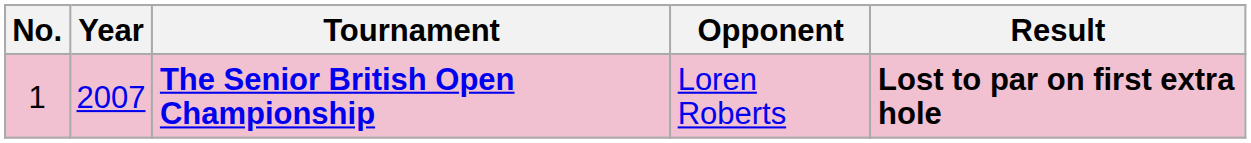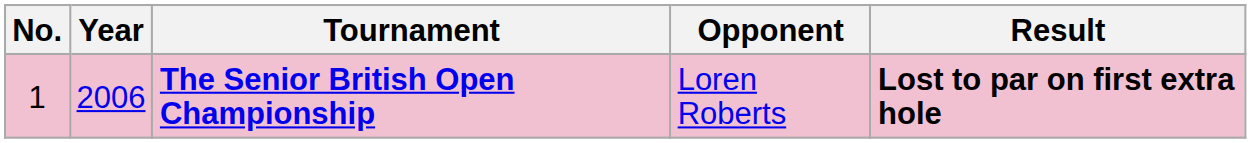(111, 96) 2007 -> (111, 96) 2006
